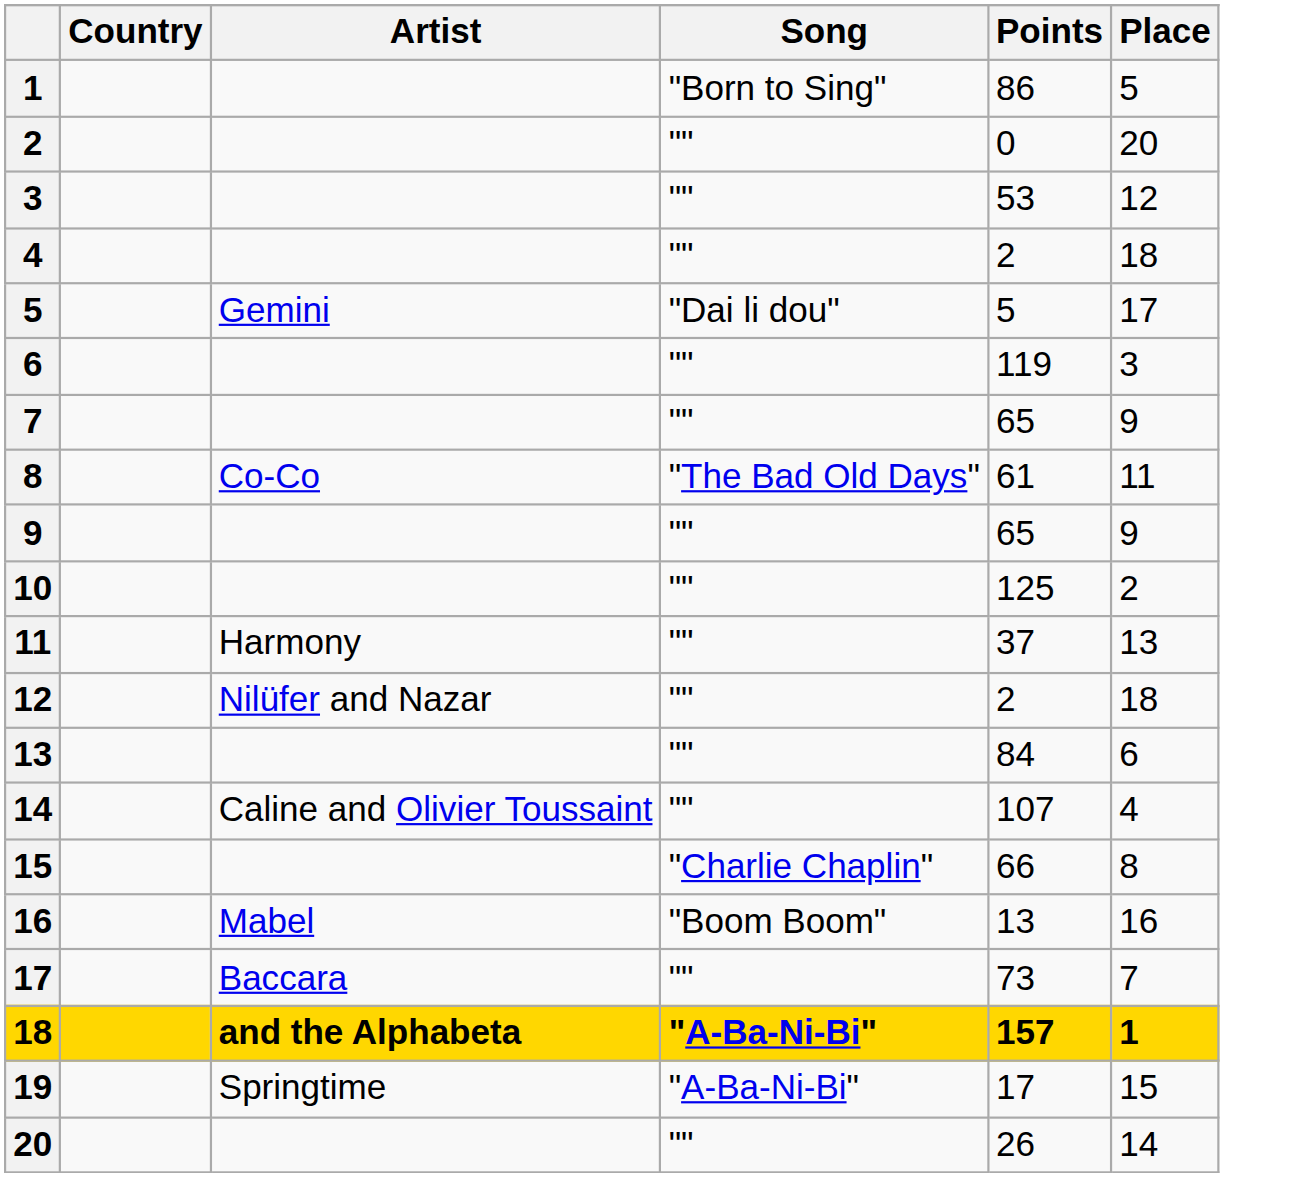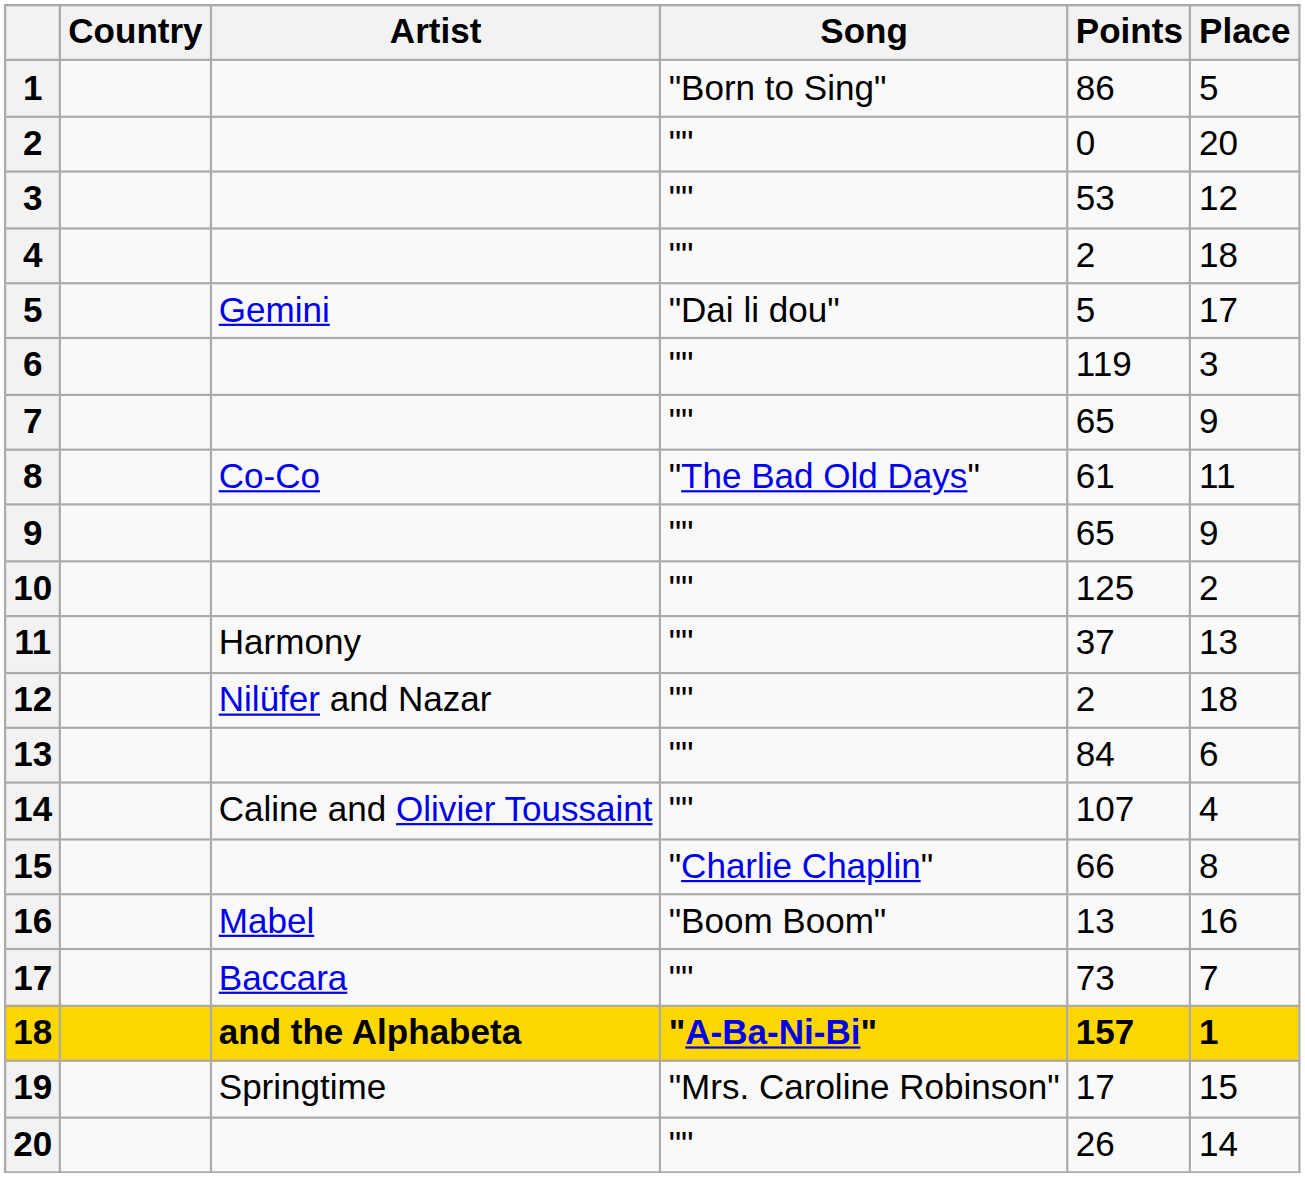(764, 1088) "A-Ba-Ni-Bi" -> (864, 1088) "Mrs. Caroline Robinson"
